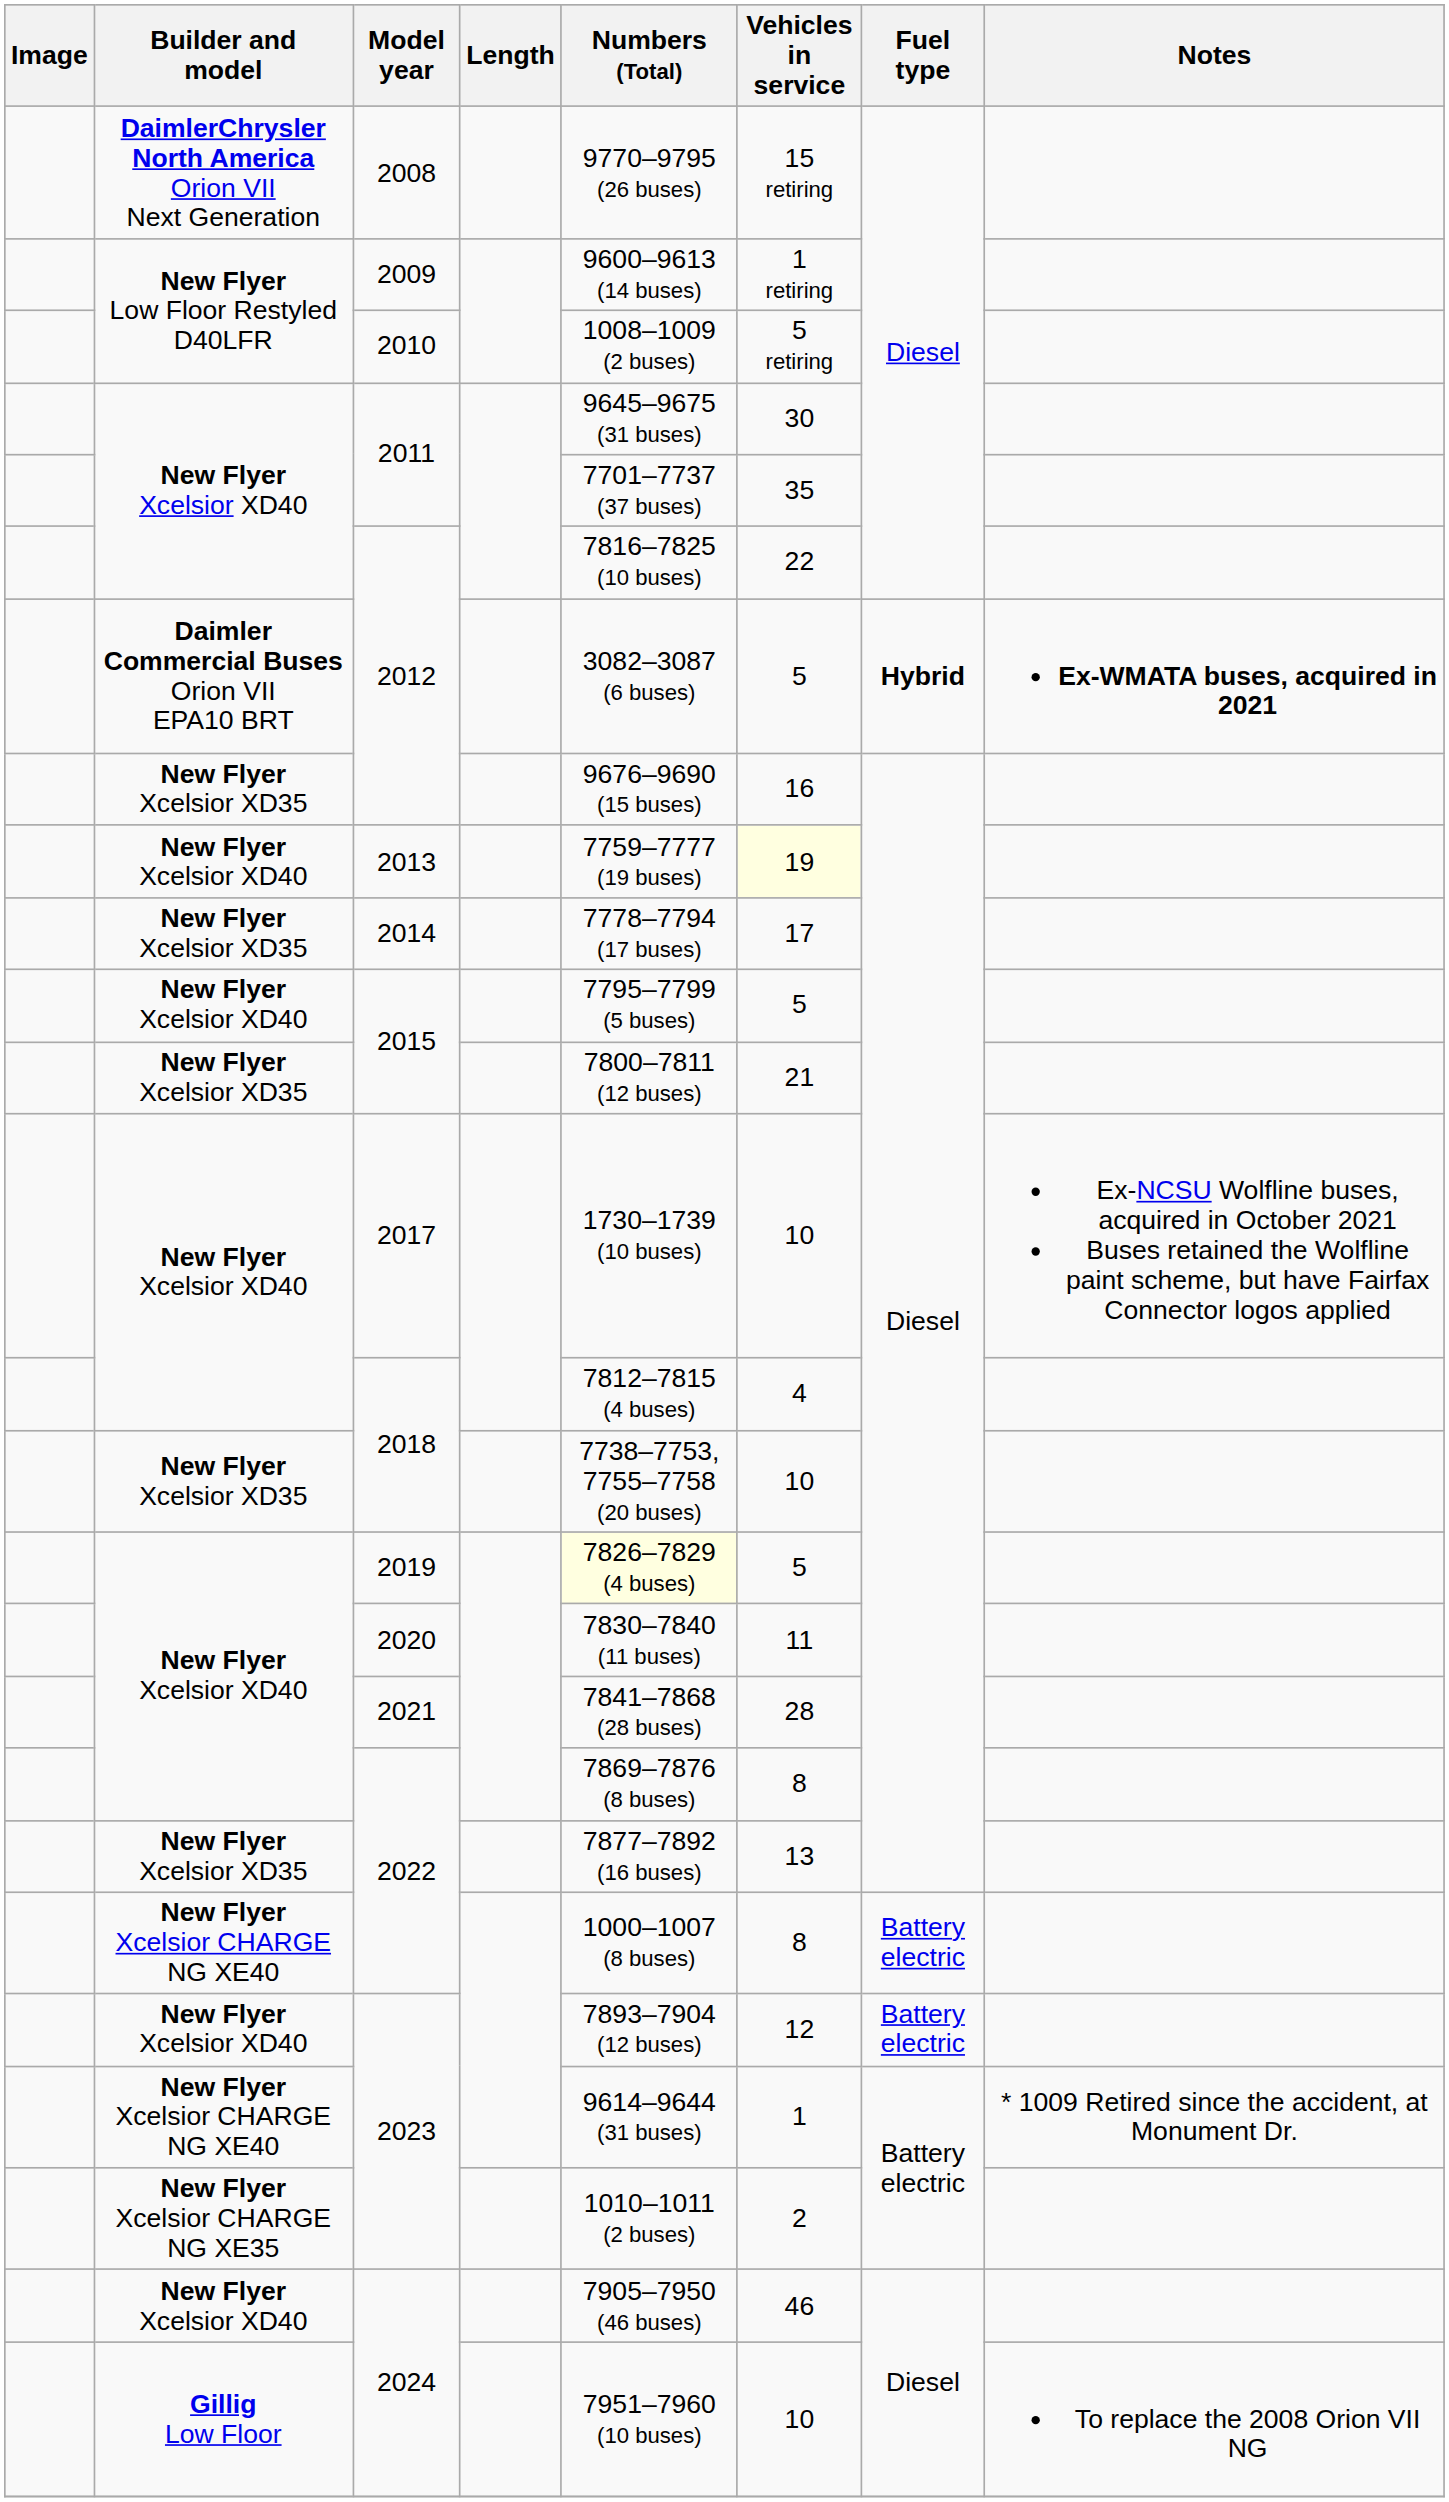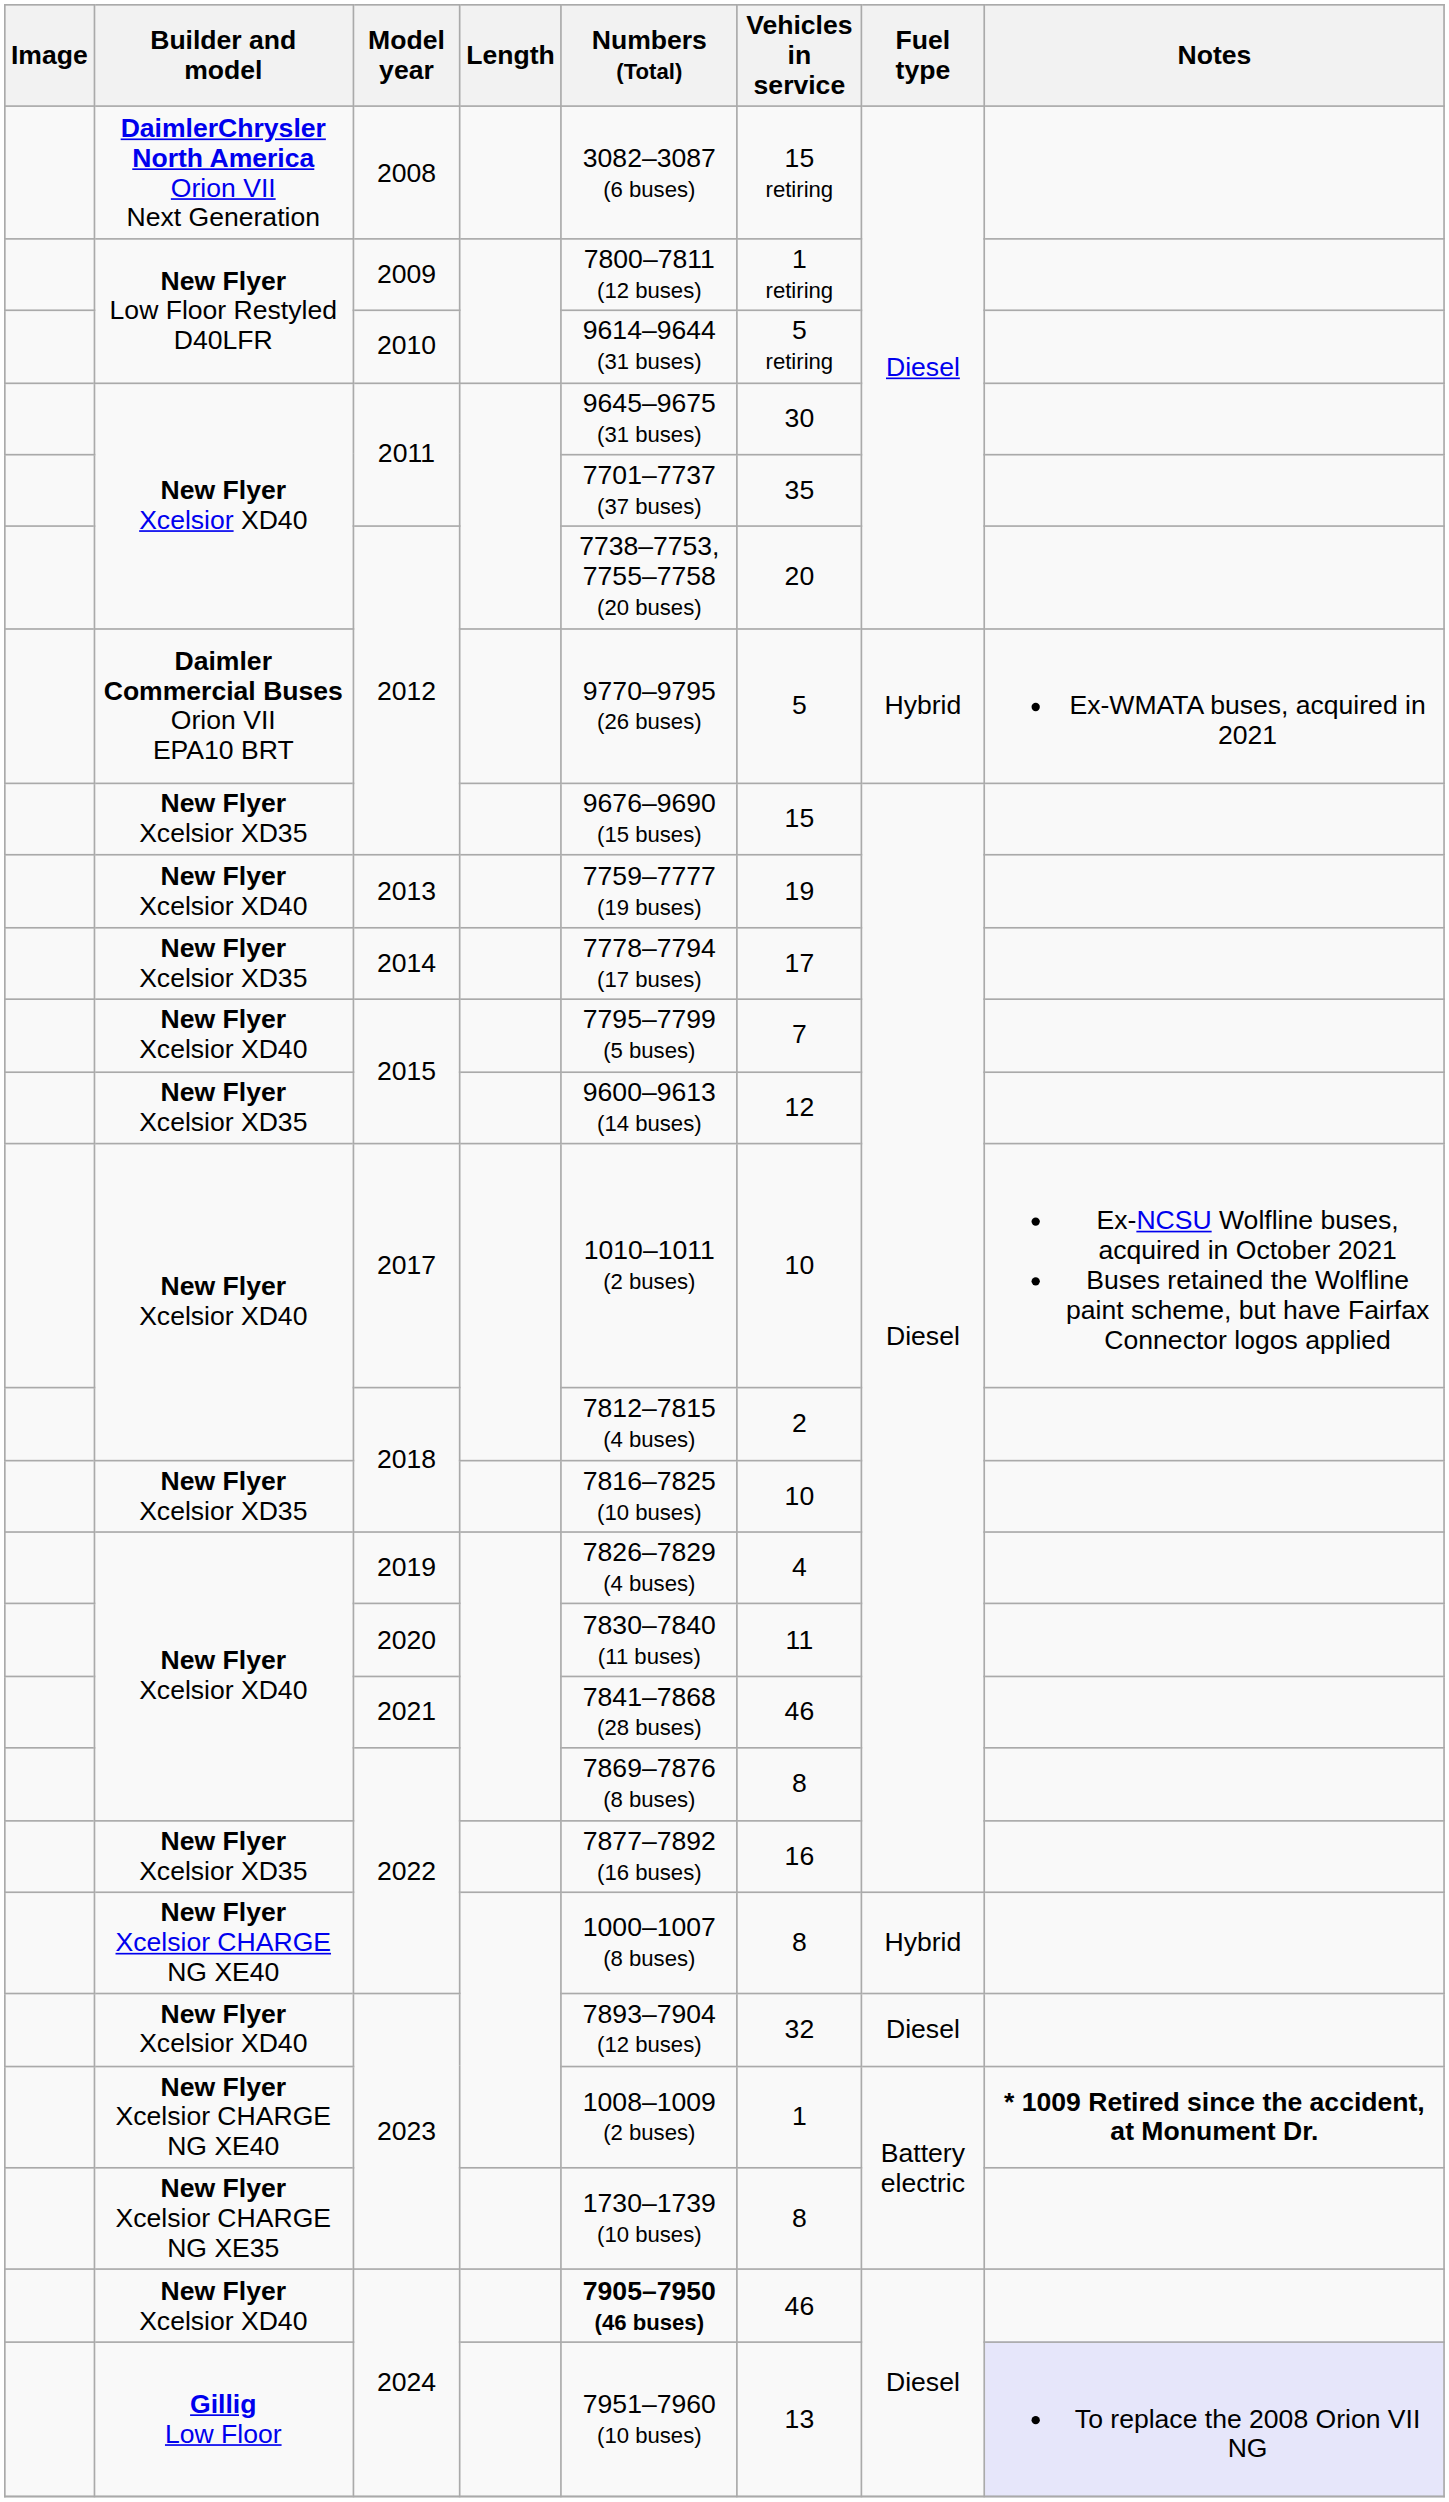(649, 172) 9770–9795 (26 buses) -> (649, 172) 3082–3087 (6 buses)
(649, 274) 9600–9613 (14 buses) -> (649, 274) 7800–7811 (12 buses)
(649, 346) 1008–1009 (2 buses) -> (649, 346) 9614–9644 (31 buses)
(649, 562) 7816–7825 (10 buses) -> (649, 577) 7738–7753, 7755–7758 (20 buses)
(799, 562) 22 -> (799, 577) 20
(649, 675) 3082–3087 (6 buses) -> (649, 705) 9770–9795 (26 buses)
(923, 675) bold -> (923, 705) normal
(1214, 691) bold -> (1214, 721) normal
(799, 789) 16 -> (799, 819) 15
(799, 861) lightyellow background -> (799, 891) no background
(799, 1005) 5 -> (799, 1035) 7
(649, 1077) 7800–7811 (12 buses) -> (649, 1107) 9600–9613 (14 buses)
(799, 1077) 21 -> (799, 1107) 12
(649, 1235) 1730–1739 (10 buses) -> (649, 1265) 1010–1011 (2 buses)
(799, 1393) 4 -> (799, 1423) 2
(649, 1480) 7738–7753, 7755–7758 (20 buses) -> (649, 1495) 7816–7825 (10 buses)
(649, 1567) lightyellow background -> (649, 1567) no background
(799, 1567) 5 -> (799, 1567) 4
(799, 1711) 28 -> (799, 1711) 46
(799, 1855) 13 -> (799, 1855) 16
(923, 1942) Battery electric -> (923, 1942) Hybrid
(799, 2029) 12 -> (799, 2029) 32
(923, 2029) Battery electric -> (923, 2029) Diesel
(649, 2116) 9614–9644 (31 buses) -> (649, 2116) 1008–1009 (2 buses)
(1214, 2116) normal -> (1214, 2116) bold
(649, 2218) 1010–1011 (2 buses) -> (649, 2218) 1730–1739 (10 buses)
(799, 2218) 2 -> (799, 2218) 8
(649, 2305) normal -> (649, 2305) bold
(799, 2418) 10 -> (799, 2418) 13
(1214, 2434) no background -> (1214, 2434) lavender background
